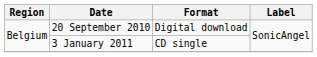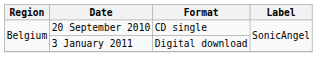(201, 28) Digital download -> (181, 28) CD single
(181, 44) CD single -> (201, 44) Digital download
